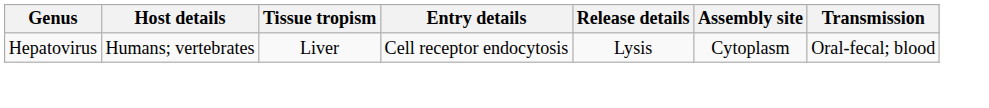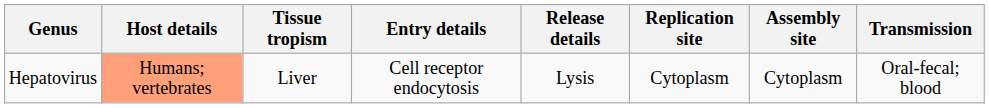+ column: (690, 29)
(180, 47) no background -> (172, 78) lightsalmon background
